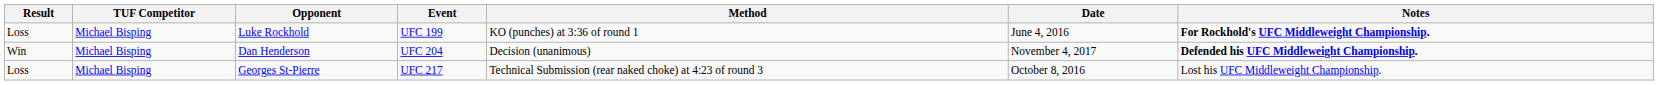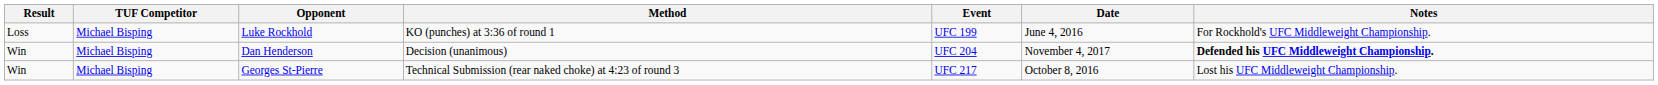columns swapped: (748, 13) <-> (442, 13)
(1305, 32) bold -> (1314, 32) normal
(18, 70) Loss -> (17, 70) Win
